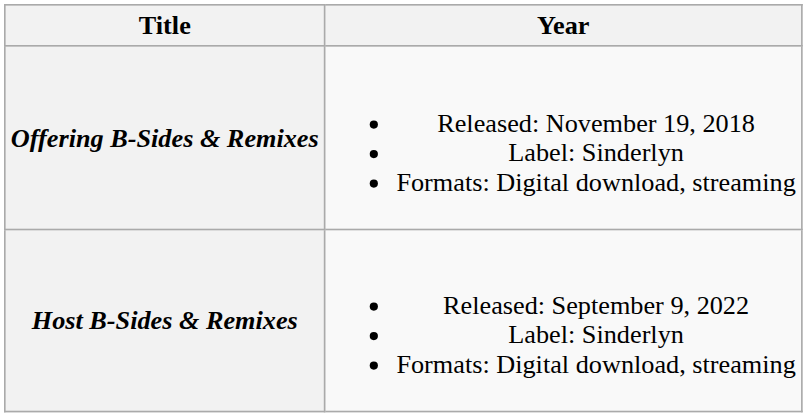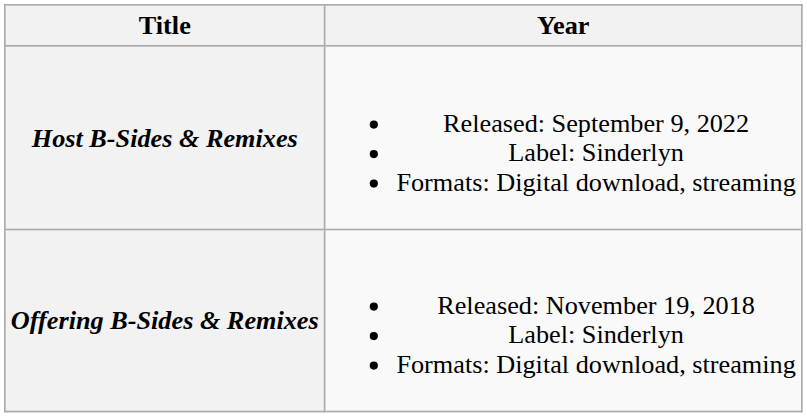rows swapped: (165, 137) <-> (165, 320)
